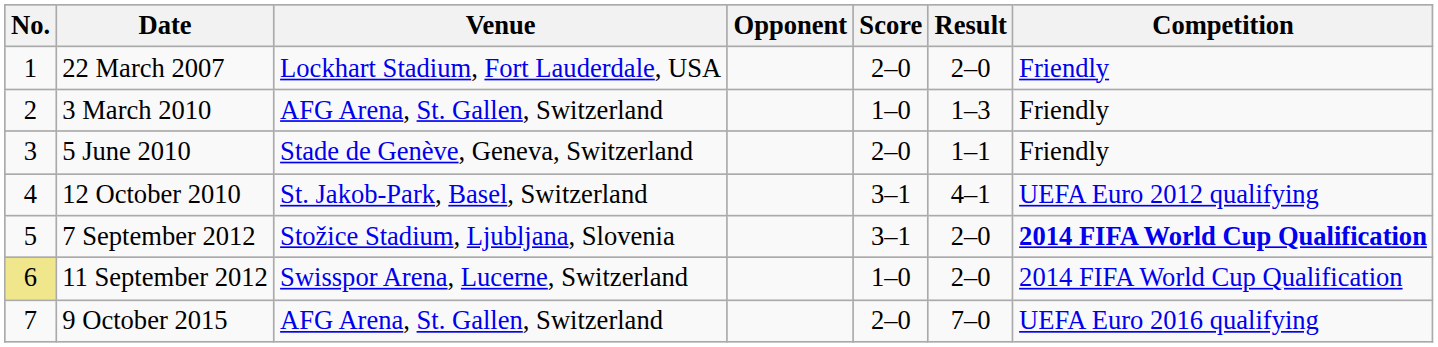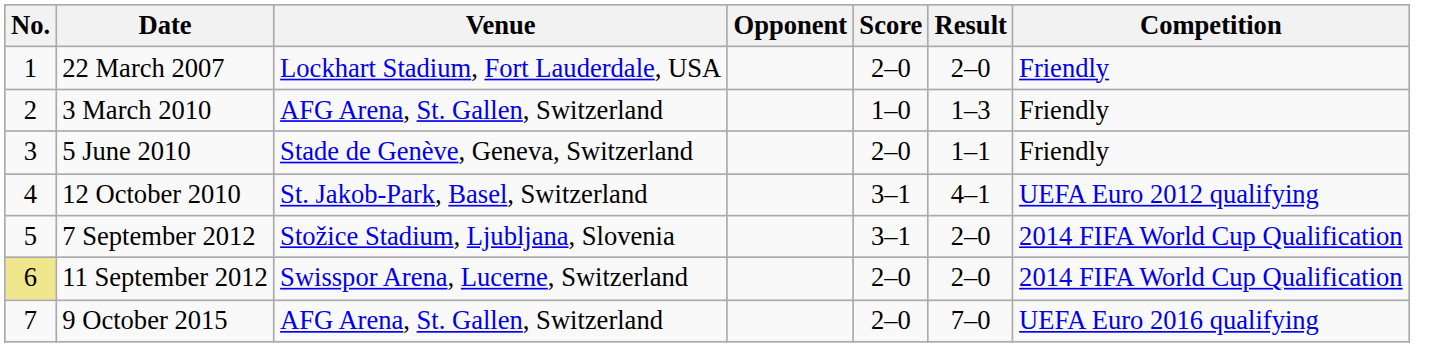(1223, 236) bold -> (1211, 236) normal
(891, 278) 1–0 -> (891, 278) 2–0
